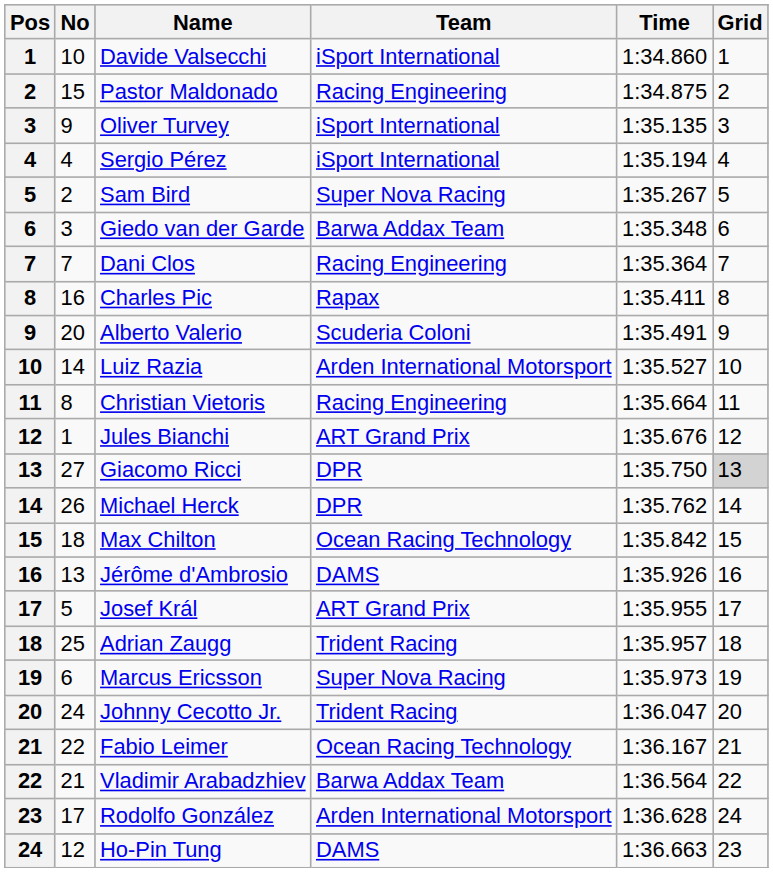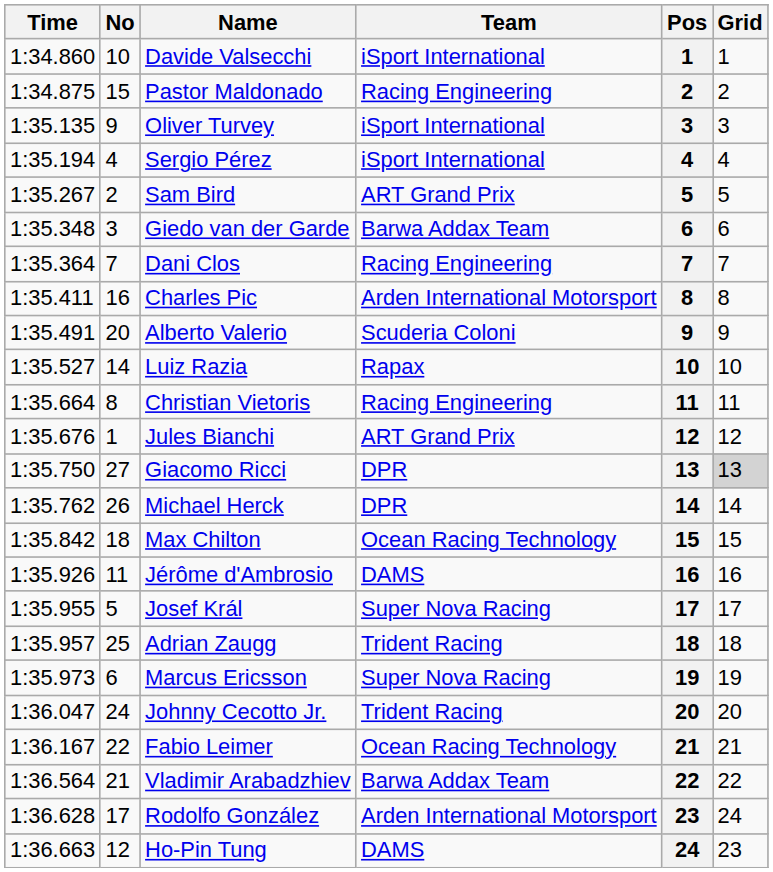columns swapped: (30, 22) <-> (665, 22)
(411, 194) Super Nova Racing -> (438, 194) ART Grand Prix
(348, 298) Rapax -> (509, 298) Arden International Motorsport
(464, 367) Arden International Motorsport -> (393, 367) Rapax
(73, 574) 13 -> (117, 574) 11
(393, 608) ART Grand Prix -> (456, 608) Super Nova Racing
